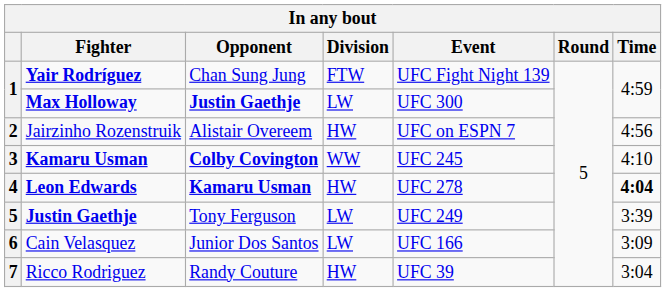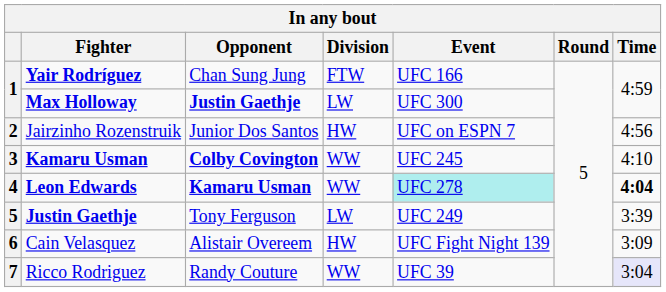(473, 74) UFC Fight Night 139 -> (430, 74) UFC 166
(251, 131) Alistair Overeem -> (254, 131) Junior Dos Santos
(342, 187) HW -> (343, 187) WW
(430, 187) no background -> (430, 187) paleturquoise background
(254, 243) Junior Dos Santos -> (251, 243) Alistair Overeem
(340, 243) LW -> (342, 243) HW
(430, 243) UFC 166 -> (473, 243) UFC Fight Night 139
(342, 272) HW -> (343, 272) WW
(637, 272) no background -> (637, 272) lavender background
